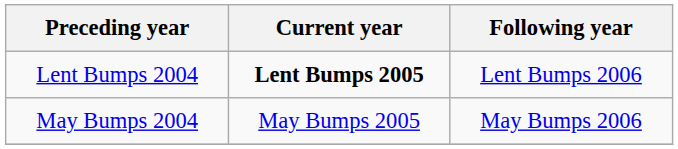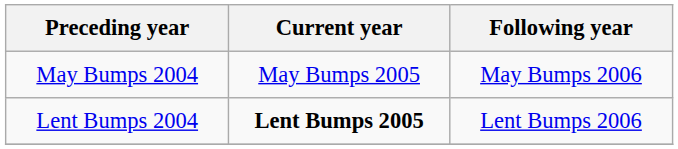rows swapped: (117, 74) <-> (117, 120)
